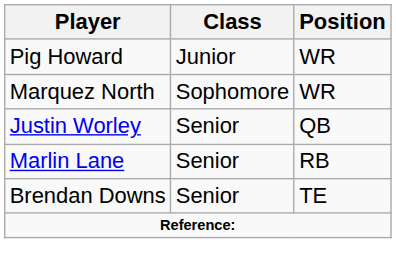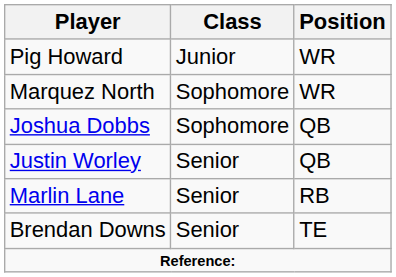+ row: (80, 126)
